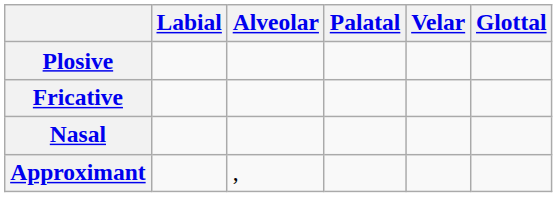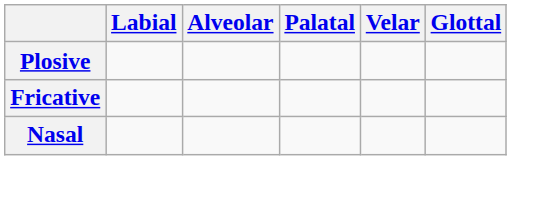- row: (78, 172)
